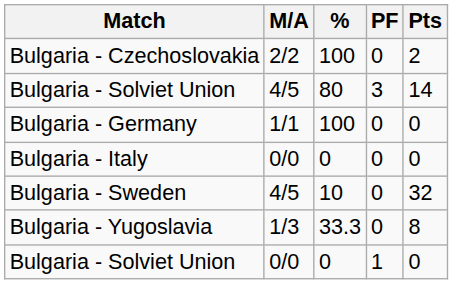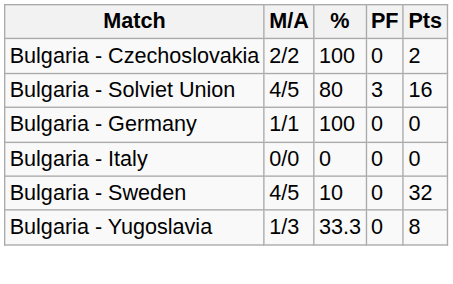(420, 90) 14 -> (420, 90) 16
- row: (123, 261)
